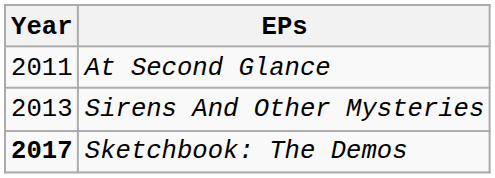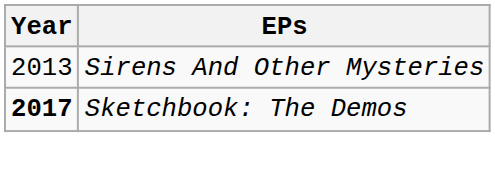- row: (208, 68)
